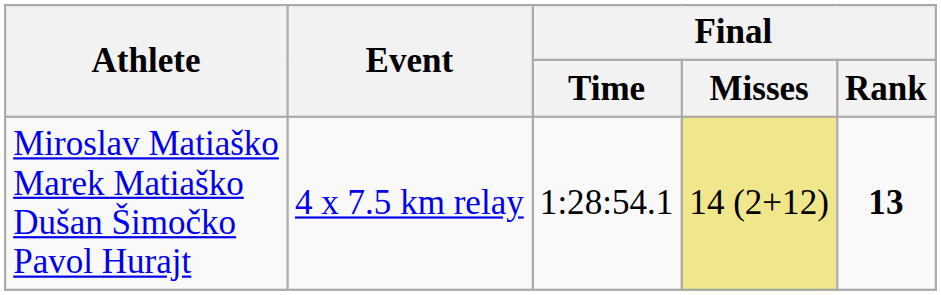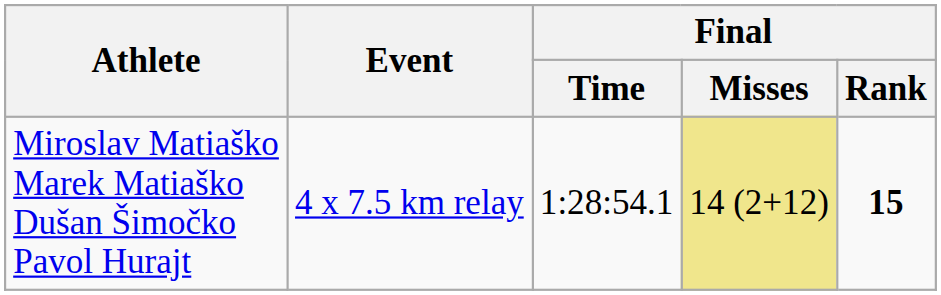(886, 202) 13 -> (886, 202) 15
